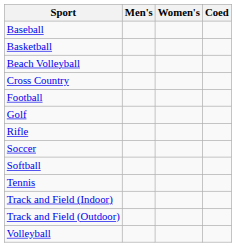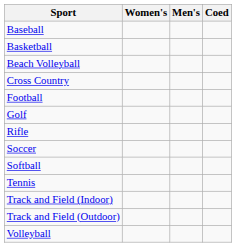columns swapped: (139, 13) <-> (179, 13)
